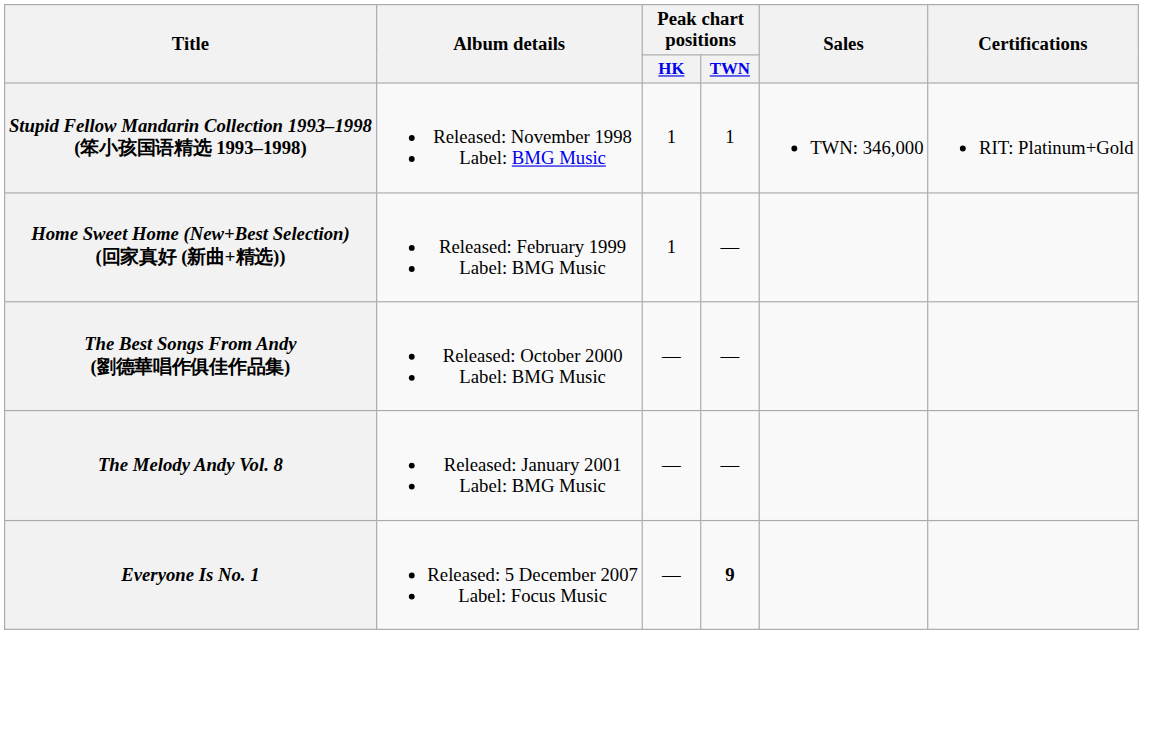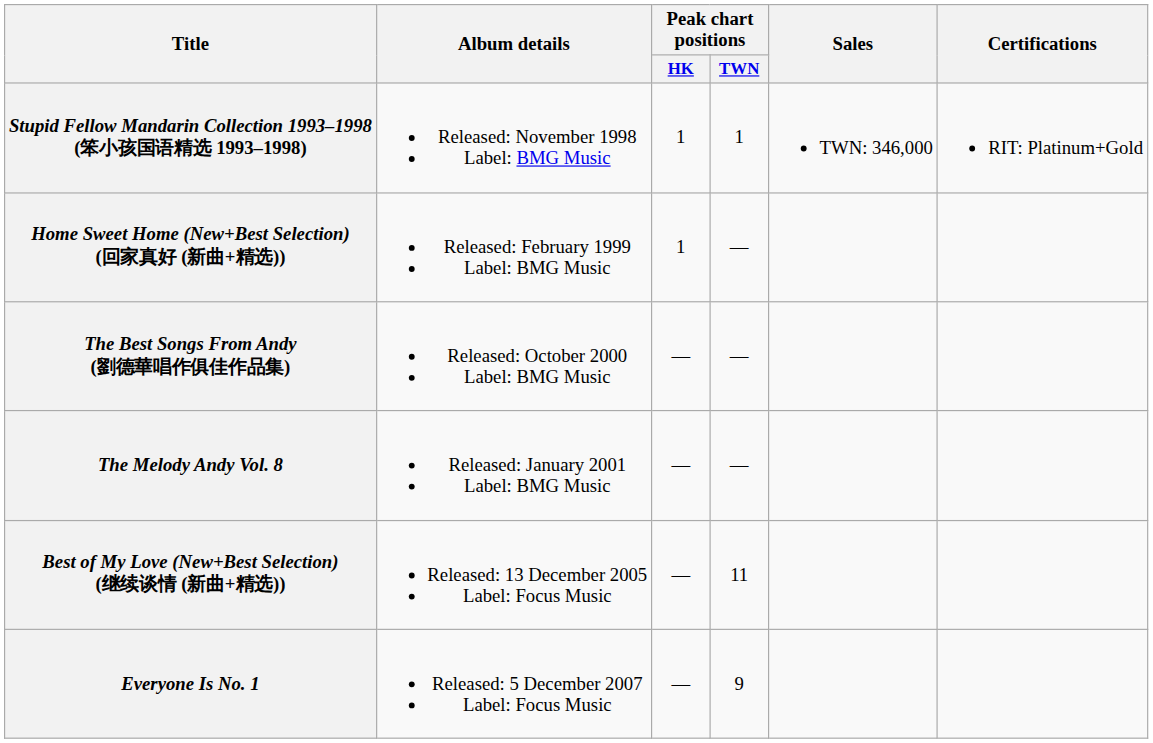+ row: (190, 573)
(730, 574) bold -> (739, 683) normal
